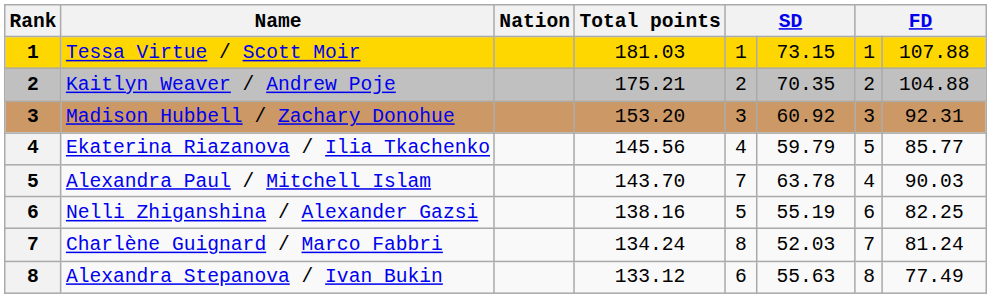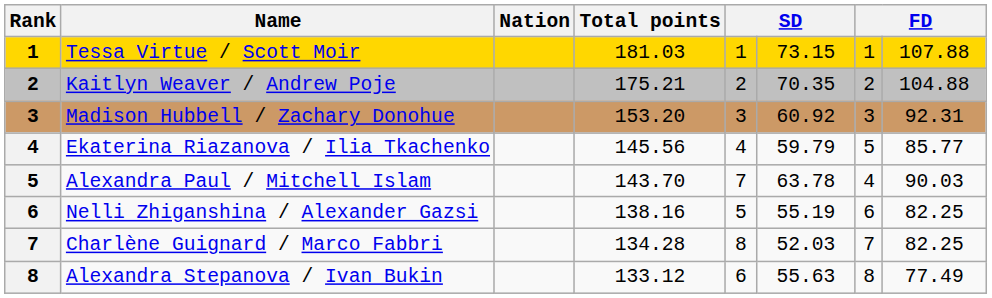(650, 245) 134.24 -> (650, 245) 134.28
(934, 245) 81.24 -> (934, 245) 82.25
